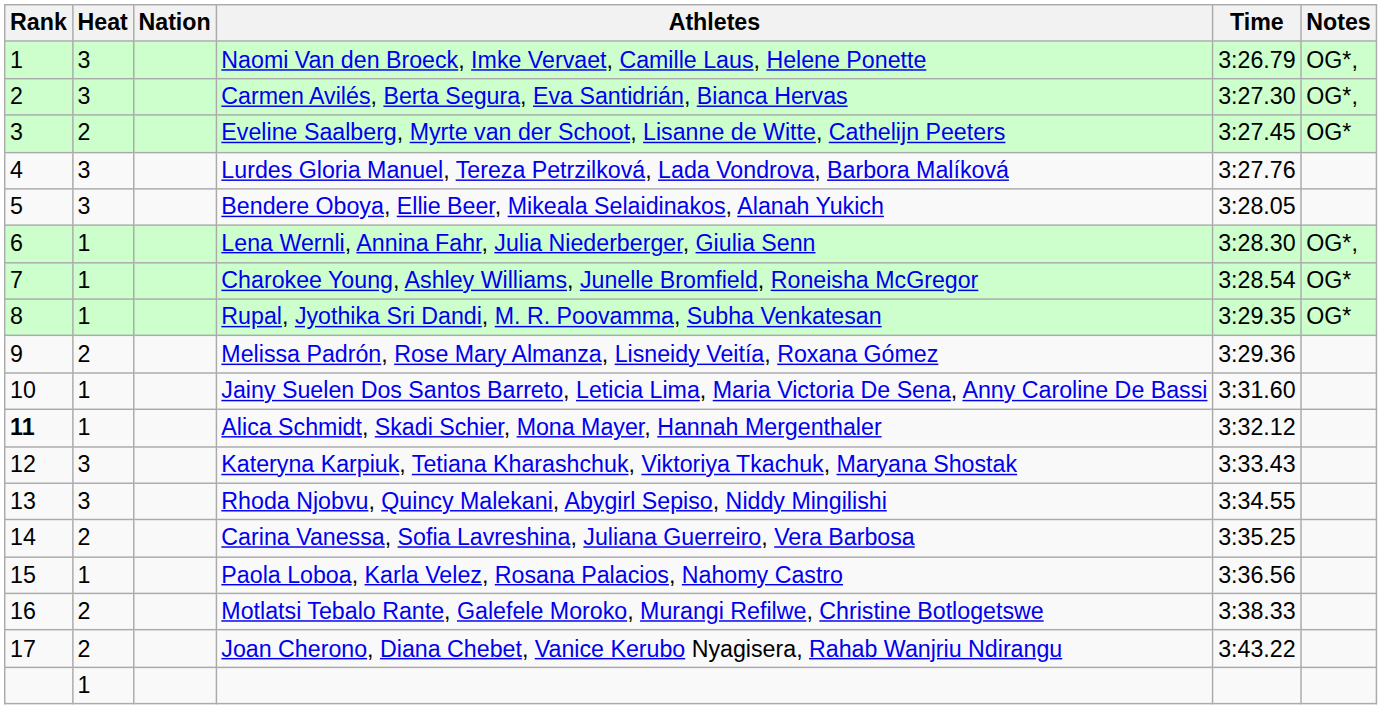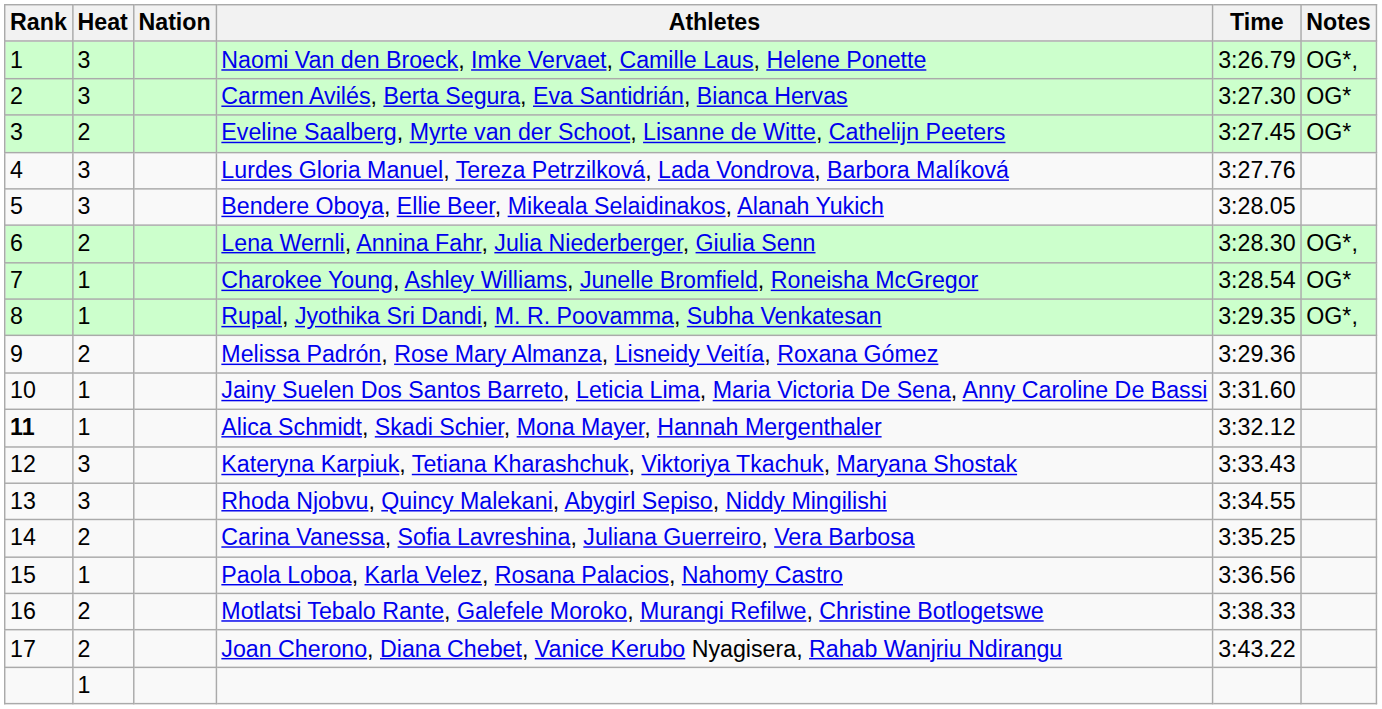(1332, 96) OG*, -> (1329, 96) OG*
(84, 243) 1 -> (84, 243) 2
(1329, 317) OG* -> (1332, 317) OG*,
